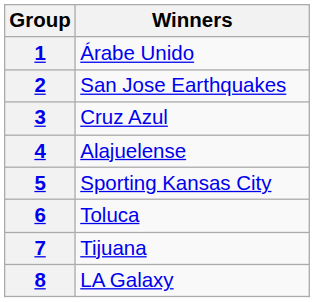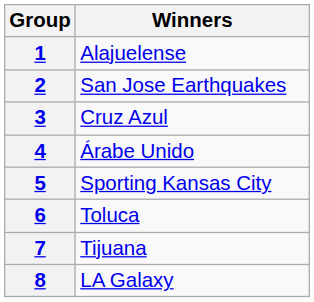(137, 53) Árabe Unido -> (133, 53) Alajuelense
(133, 150) Alajuelense -> (137, 150) Árabe Unido
